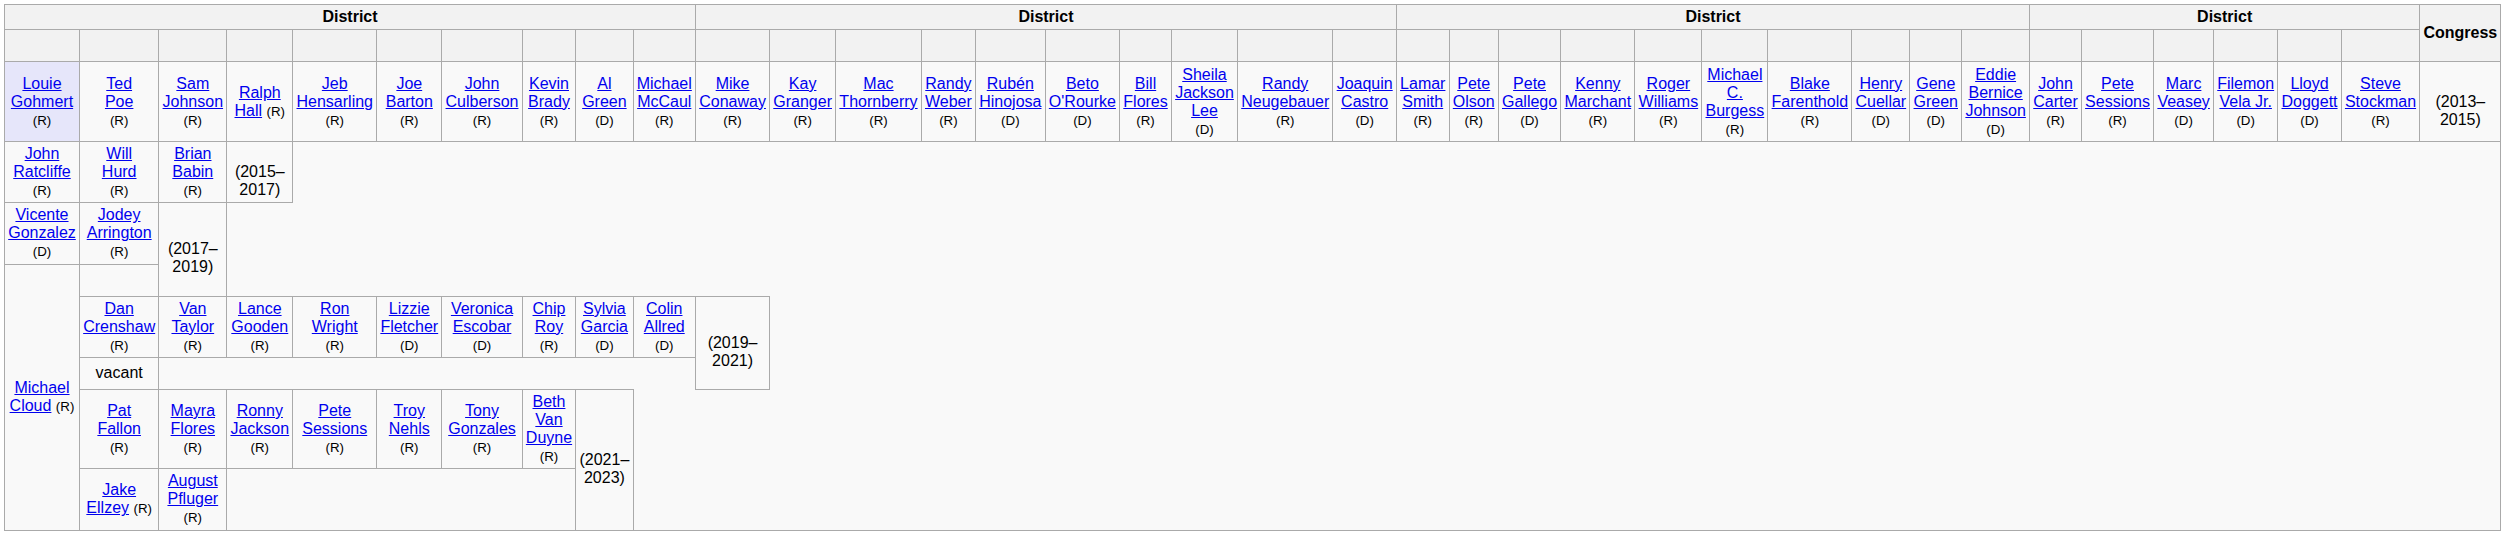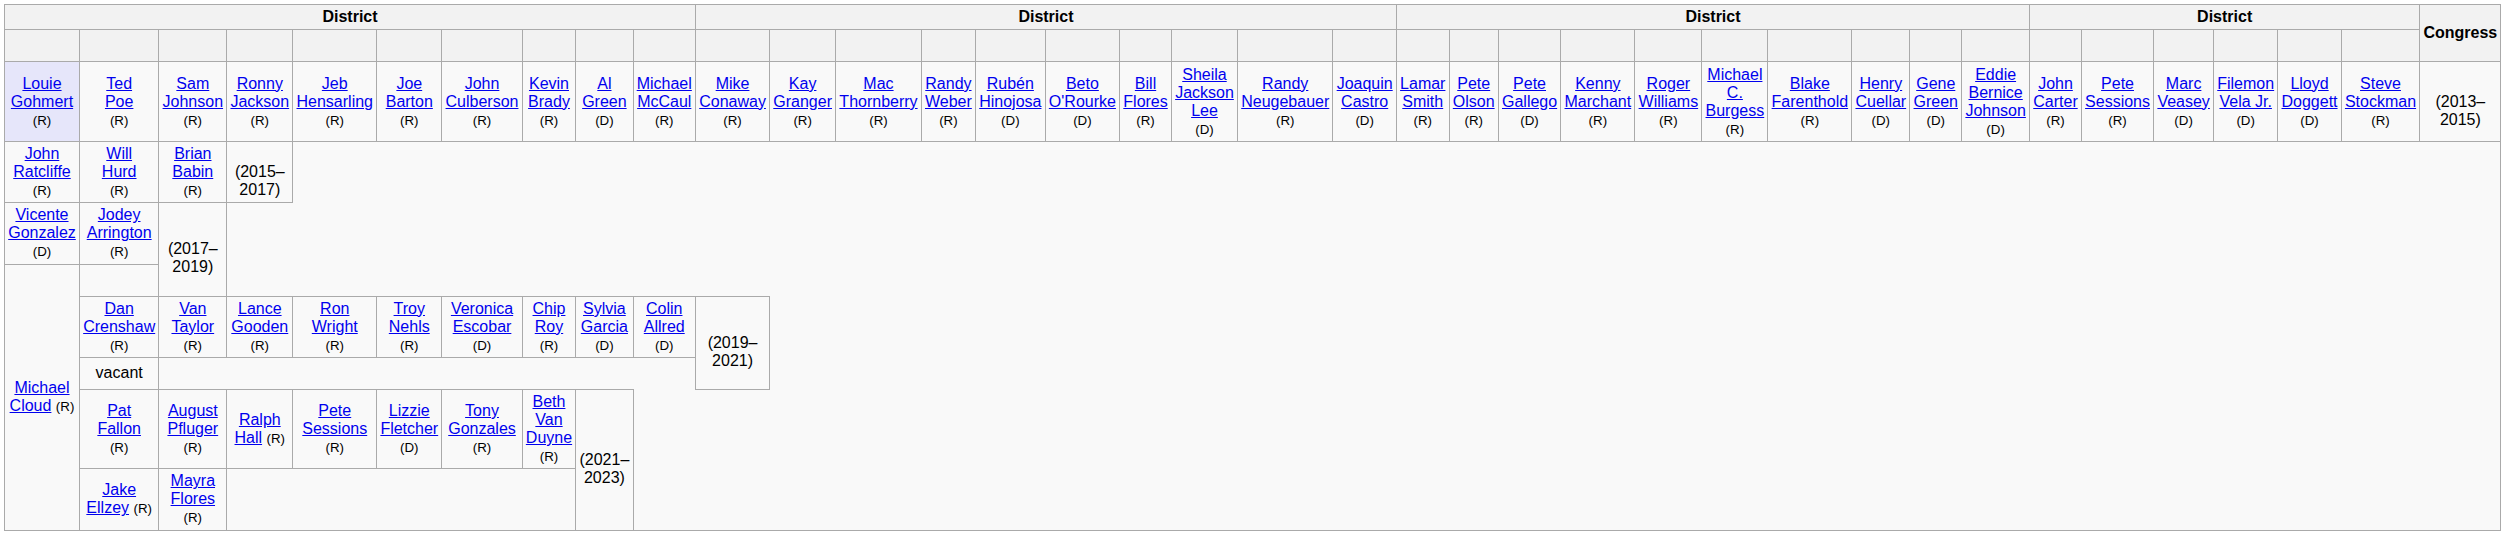(260, 101) Ralph Hall (R) -> (260, 101) Ronny Jackson (R)
(409, 326) Lizzie Fletcher (D) -> (409, 326) Troy Nehls (R)
(193, 429) Mayra Flores (R) -> (193, 429) August Pfluger (R)
(260, 429) Ronny Jackson (R) -> (260, 429) Ralph Hall (R)
(409, 429) Troy Nehls (R) -> (409, 429) Lizzie Fletcher (D)
(193, 499) August Pfluger (R) -> (193, 499) Mayra Flores (R)
